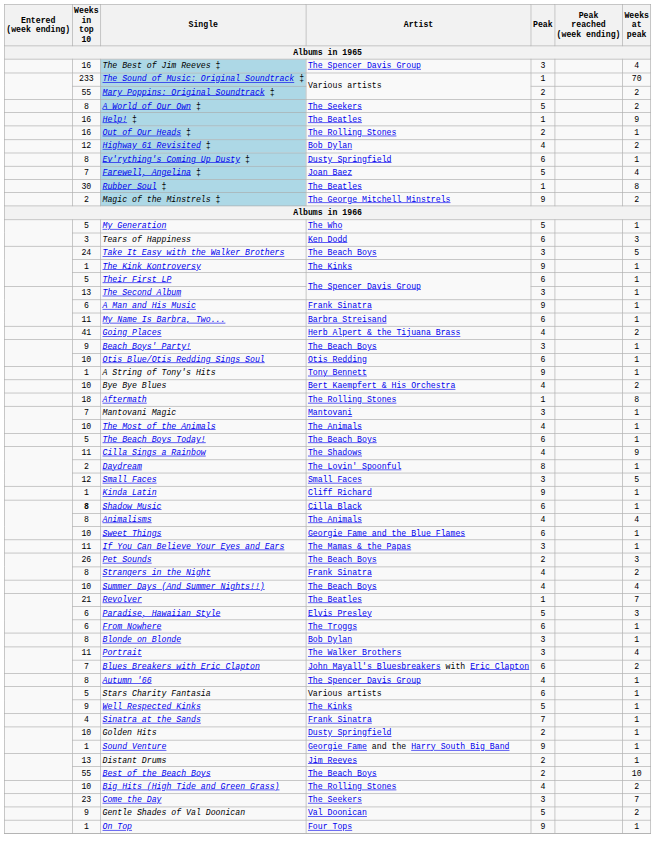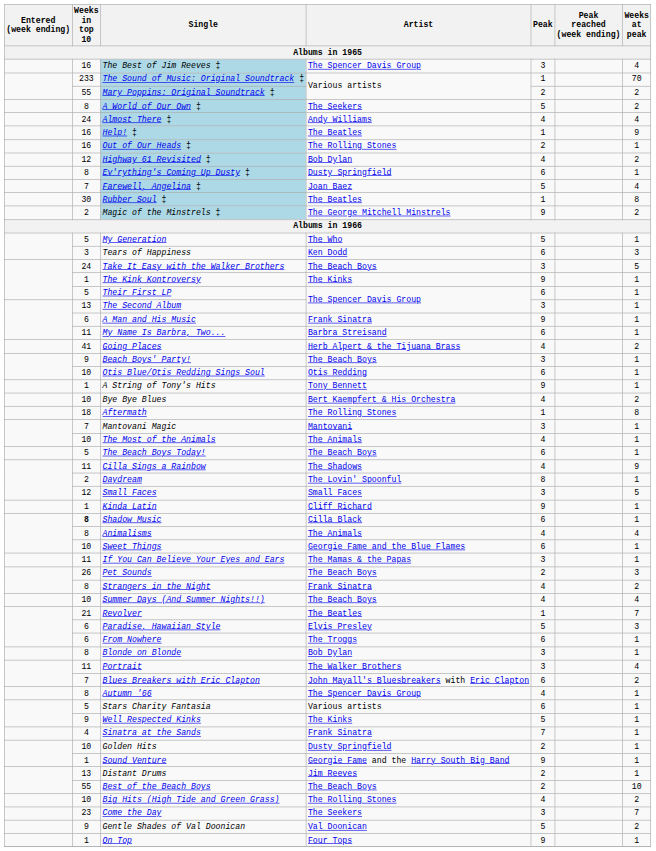+ row: (137, 119)
